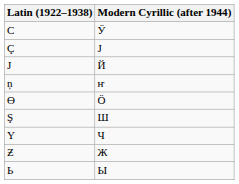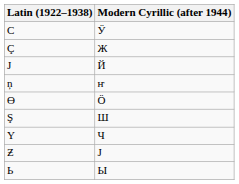(100, 48) Ј -> (102, 48) Ж
(102, 153) Ж -> (100, 153) Ј
